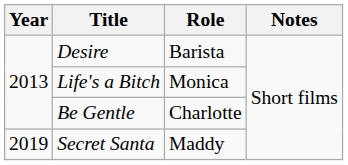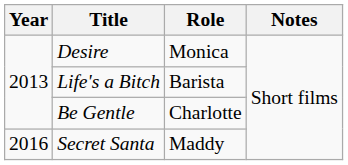(197, 50) Barista -> (199, 50) Monica
(199, 81) Monica -> (197, 81) Barista
(29, 143) 2019 -> (29, 143) 2016
